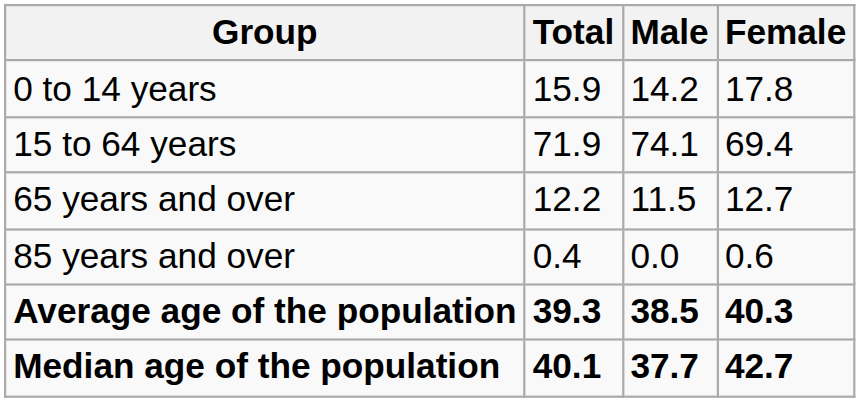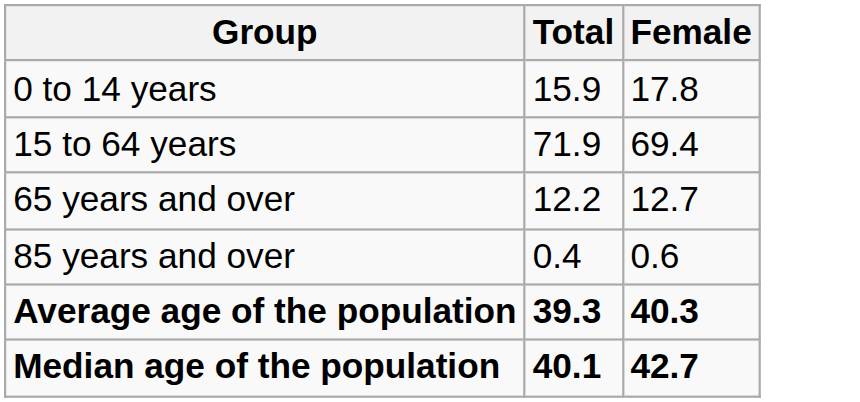- column: (670, 32)
